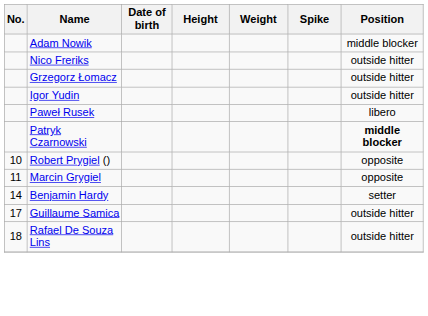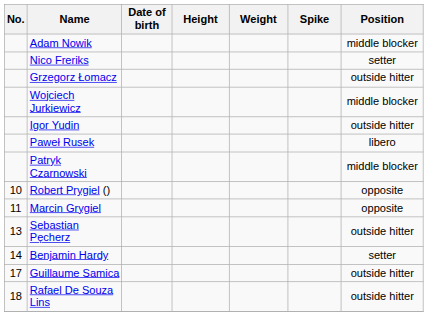(382, 60) outside hitter -> (382, 60) setter
+ row: (55, 101)
(382, 136) bold -> (382, 166) normal
+ row: (54, 231)
